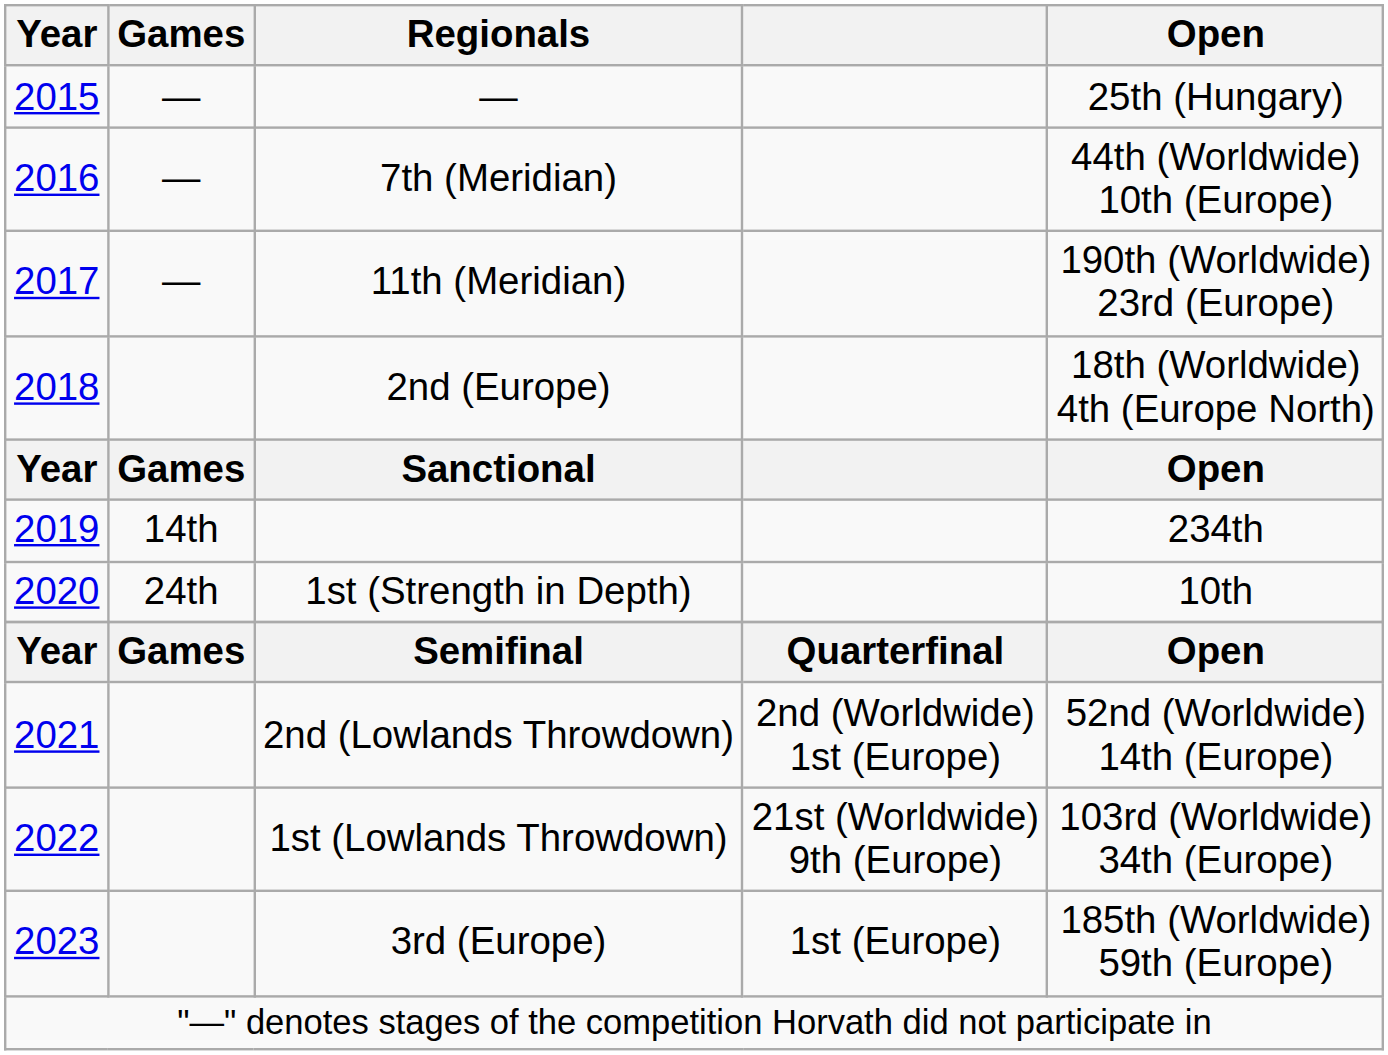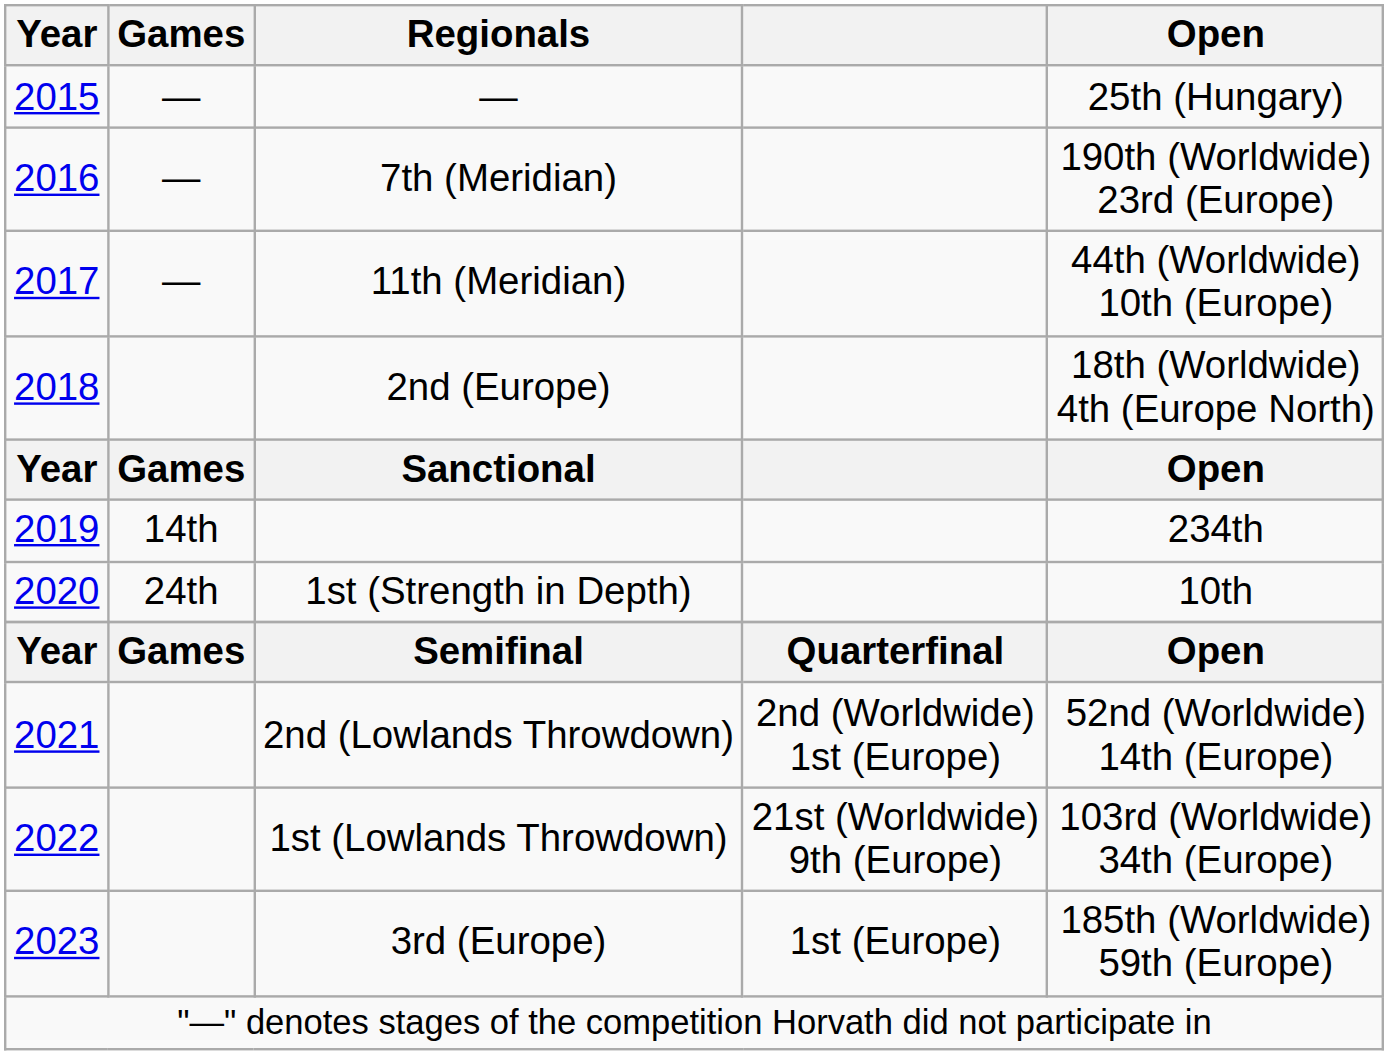(1216, 178) 44th (Worldwide) 10th (Europe) -> (1216, 178) 190th (Worldwide) 23rd (Europe)
(1216, 282) 190th (Worldwide) 23rd (Europe) -> (1216, 282) 44th (Worldwide) 10th (Europe)
